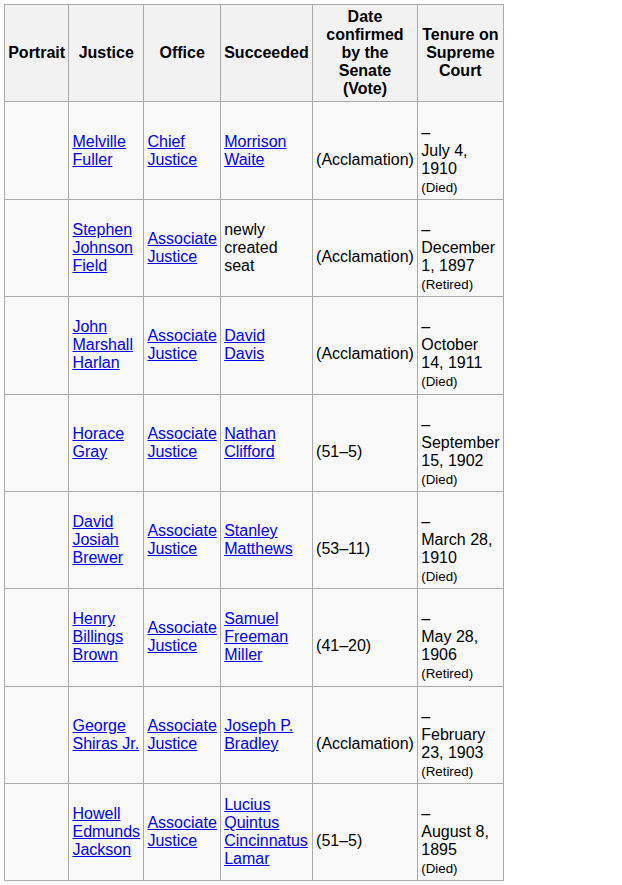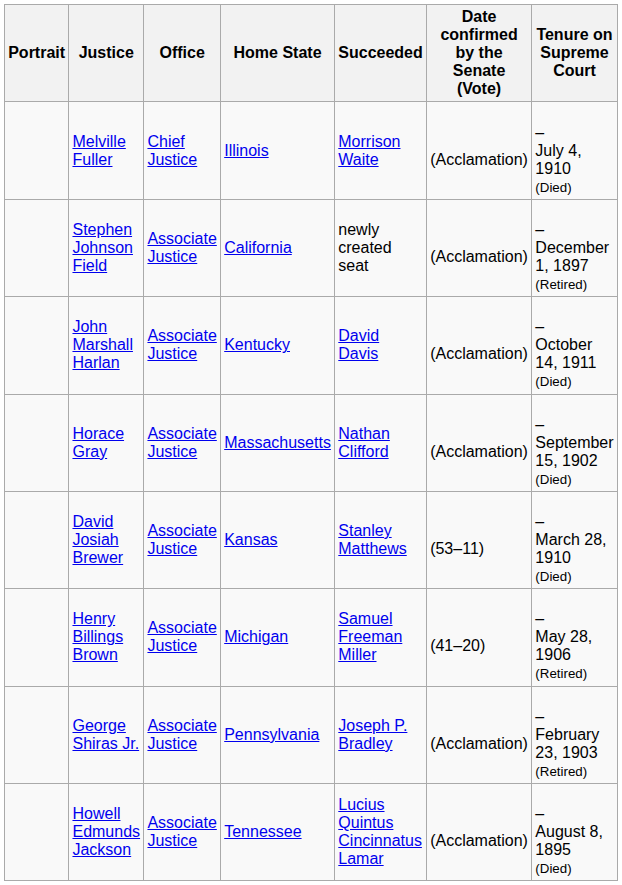+ column: (278, 53)
(339, 451) (51–5) -> (479, 451) (Acclamation)
(339, 841) (51–5) -> (479, 841) (Acclamation)
